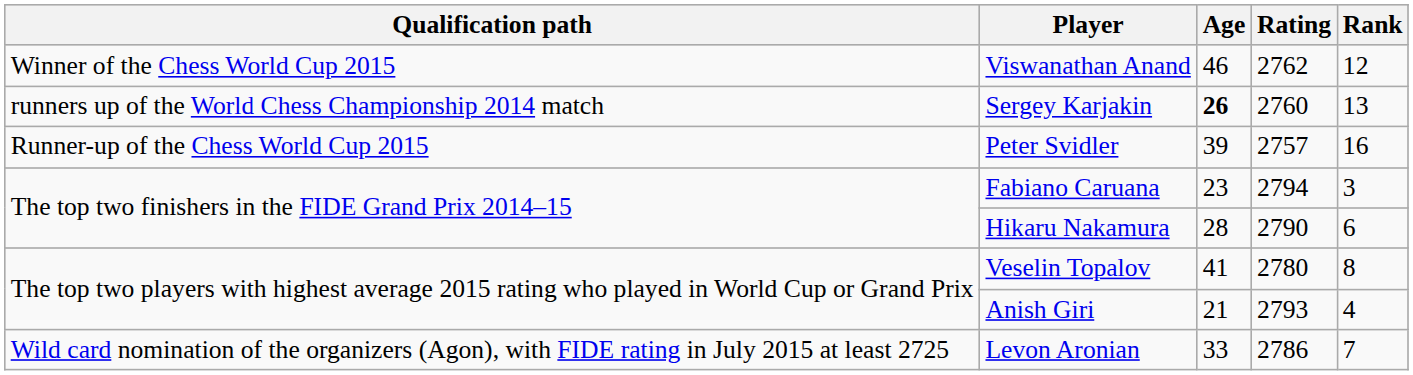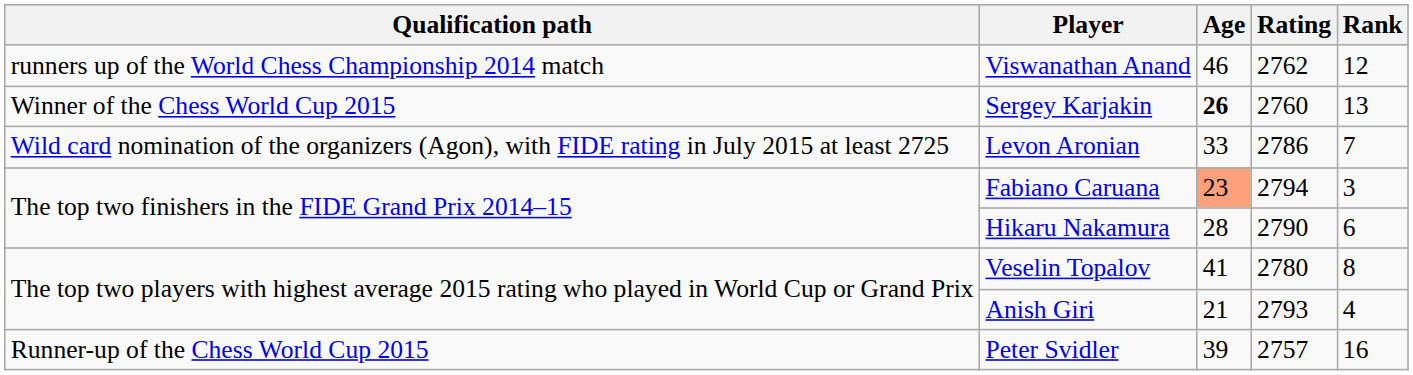(203, 65) Winner of the Chess World Cup 2015 -> (307, 65) runners up of the World Chess Championship 2014 match
(307, 106) runners up of the World Chess Championship 2014 match -> (203, 106) Winner of the Chess World Cup 2015
rows swapped: (1052, 146) <-> (1063, 349)
(1215, 187) no background -> (1215, 187) lightsalmon background
